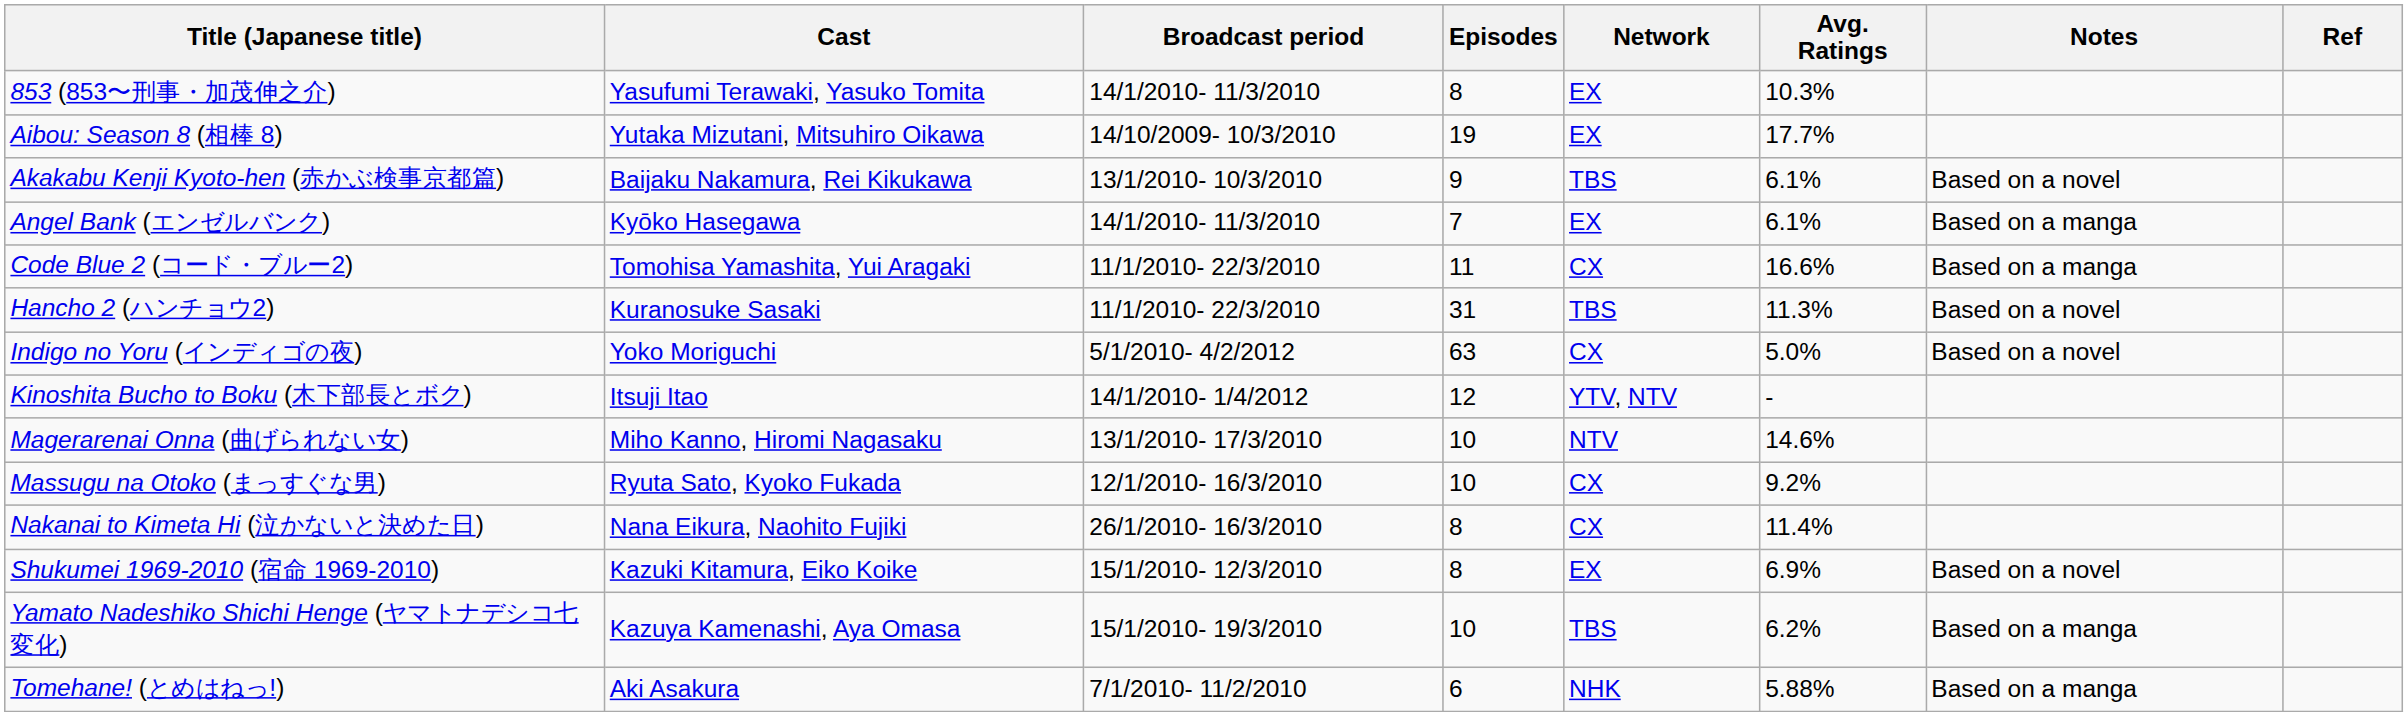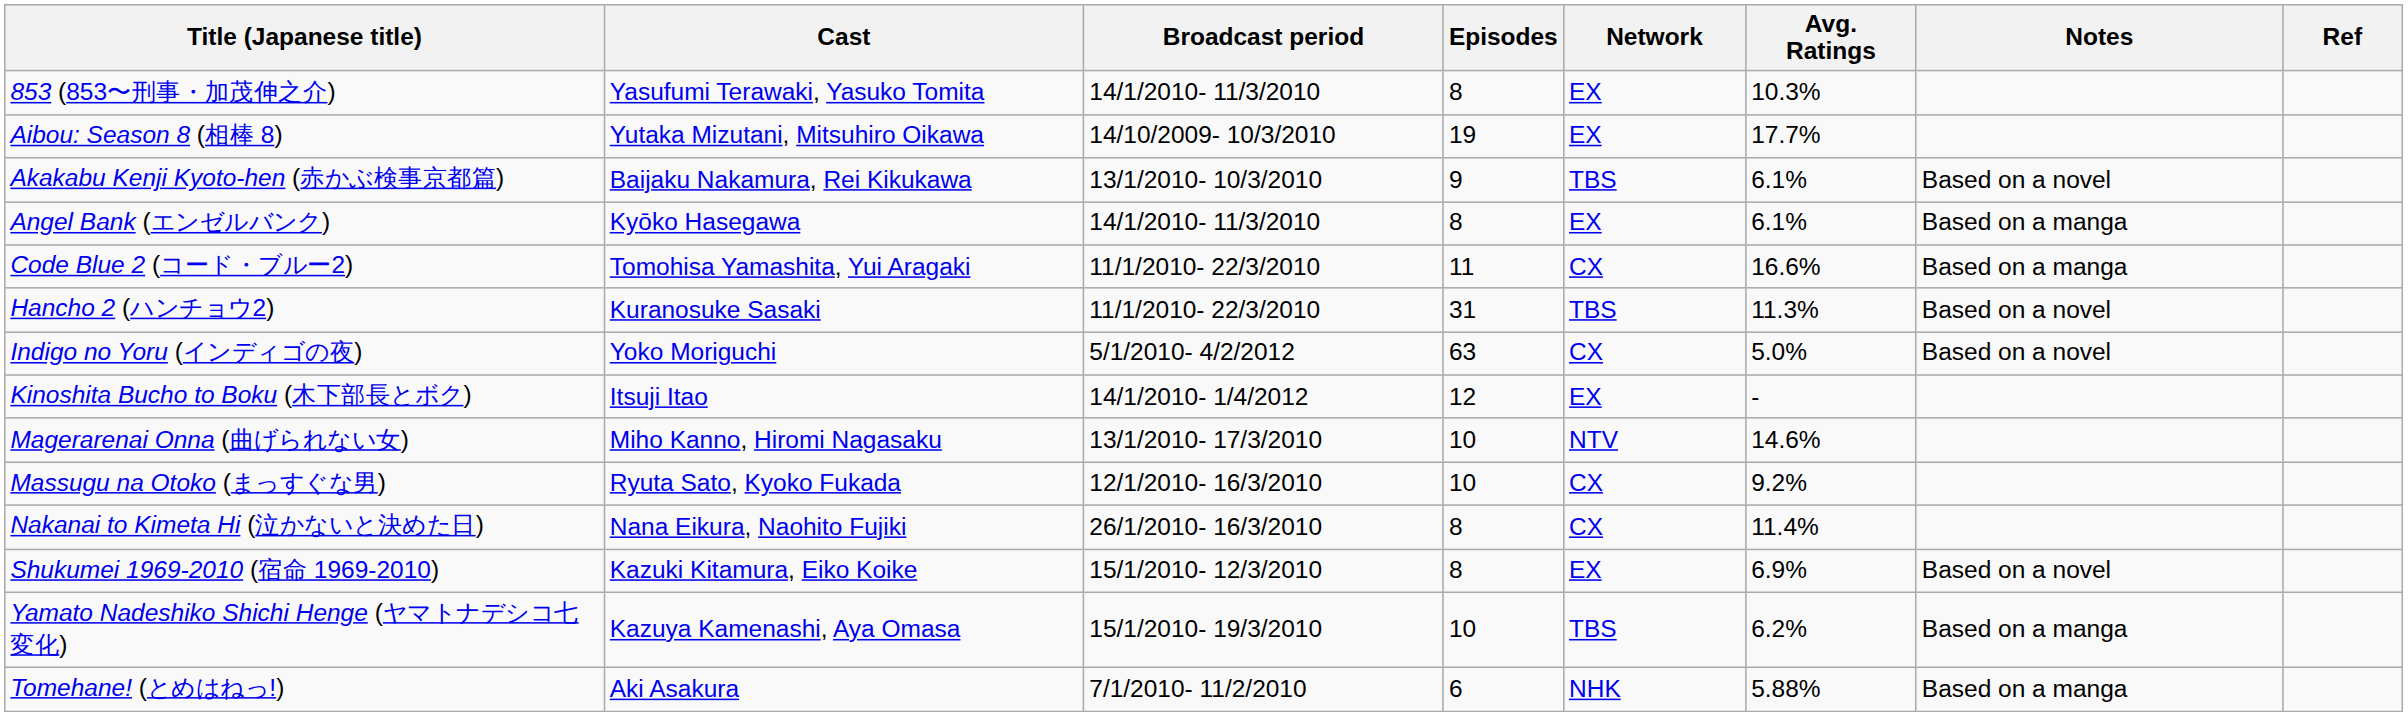(1456, 222) 7 -> (1456, 222) 8
(1623, 396) YTV, NTV -> (1585, 396) EX
